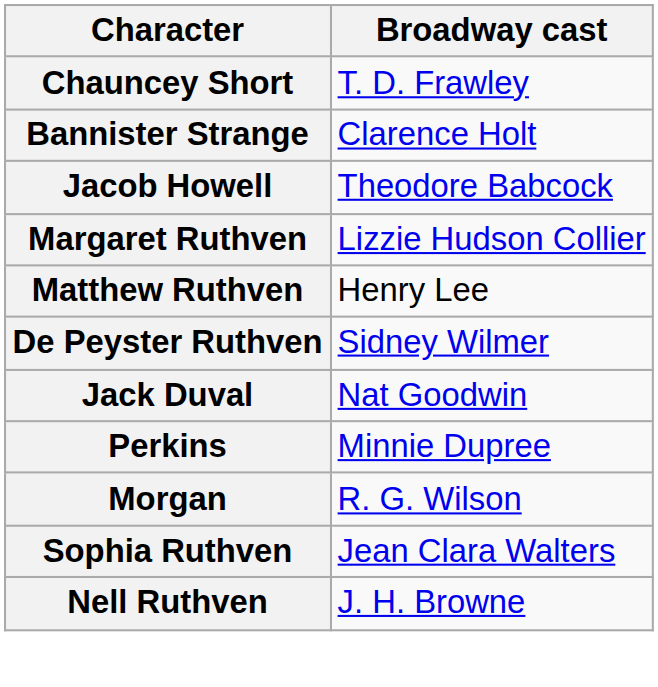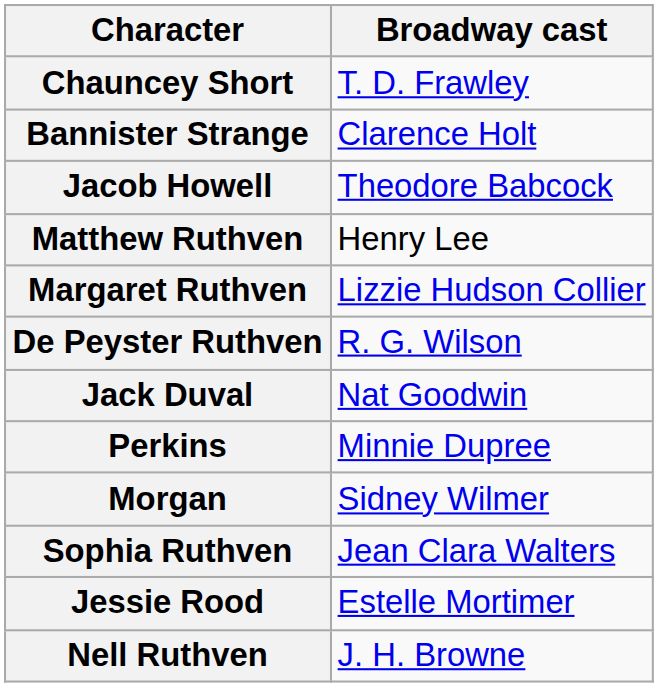rows swapped: (168, 290) <-> (168, 238)
(443, 342) Sidney Wilmer -> (430, 342) R. G. Wilson
(430, 498) R. G. Wilson -> (443, 498) Sidney Wilmer
+ row: (168, 602)
